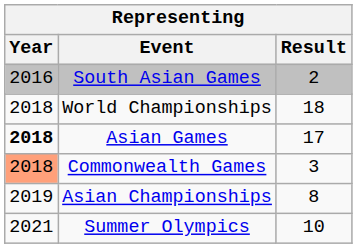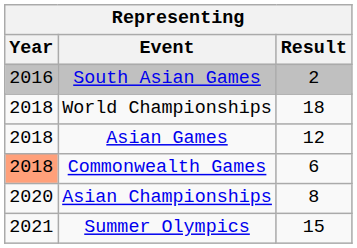(31, 139) bold -> (31, 139) normal
(314, 139) 17 -> (314, 139) 12
(314, 168) 3 -> (314, 168) 6
(31, 198) 2019 -> (31, 198) 2020
(314, 228) 10 -> (314, 228) 15
